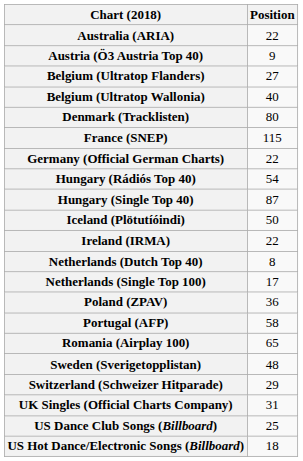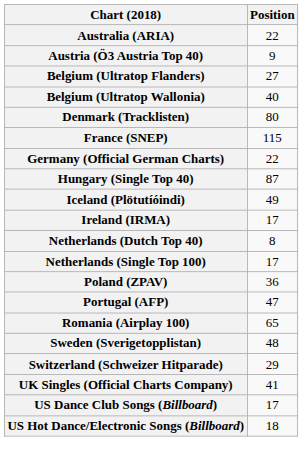- row: (126, 179)
(272, 220) 50 -> (272, 199) 49
(272, 240) 22 -> (272, 220) 17
(272, 323) 58 -> (272, 302) 47
(272, 405) 31 -> (272, 384) 41
(272, 425) 25 -> (272, 405) 17
